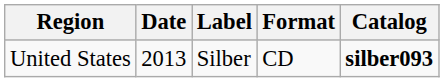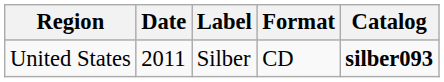(164, 58) 2013 -> (163, 58) 2011
